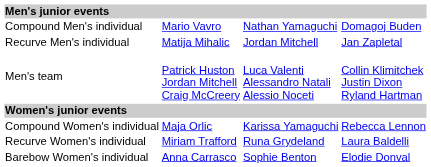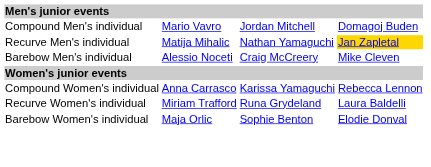(290, 26) Nathan Yamaguchi -> (277, 26) Jordan Mitchell
(281, 42) Jordan Mitchell -> (287, 42) Nathan Yamaguchi
(372, 42) no background -> (368, 42) gold background
+ row: (68, 57)
- row: (34, 76)
(187, 126) Maja Orlic -> (199, 88) Anna Carrasco
(199, 157) Anna Carrasco -> (187, 119) Maja Orlic
